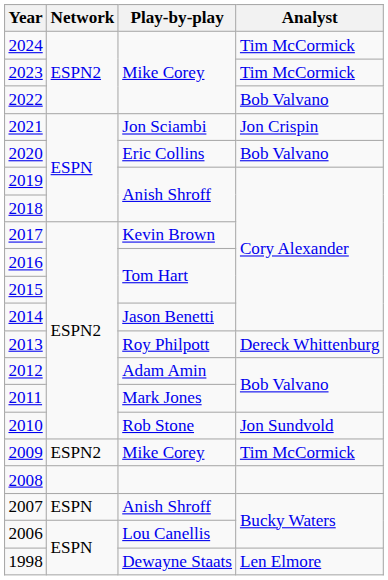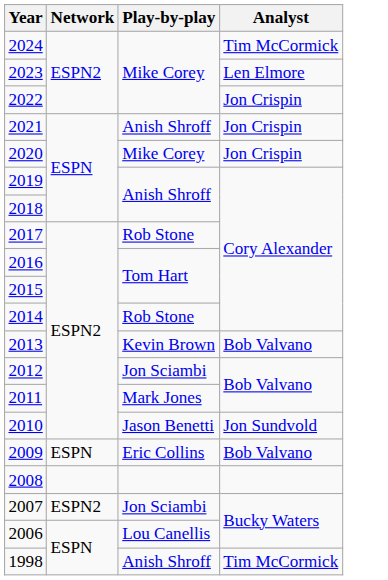(297, 72) Tim McCormick -> (264, 72) Len Elmore
(284, 99) Bob Valvano -> (263, 99) Jon Crispin
(164, 126) Jon Sciambi -> (167, 126) Anish Shroff
(163, 153) Eric Collins -> (163, 153) Mike Corey
(284, 153) Bob Valvano -> (263, 153) Jon Crispin
(169, 235) Kevin Brown -> (158, 235) Rob Stone
(168, 316) Jason Benetti -> (158, 316) Rob Stone
(166, 343) Roy Philpott -> (169, 343) Kevin Brown
(310, 343) Dereck Whittenburg -> (268, 343) Bob Valvano
(164, 371) Adam Amin -> (164, 371) Jon Sciambi
(158, 425) Rob Stone -> (168, 425) Jason Benetti
(76, 452) ESPN2 -> (72, 452) ESPN
(163, 452) Mike Corey -> (163, 452) Eric Collins
(297, 452) Tim McCormick -> (268, 452) Bob Valvano
(72, 506) ESPN -> (76, 506) ESPN2
(167, 506) Anish Shroff -> (164, 506) Jon Sciambi
(177, 561) Dewayne Staats -> (167, 561) Anish Shroff
(281, 561) Len Elmore -> (281, 561) Tim McCormick
